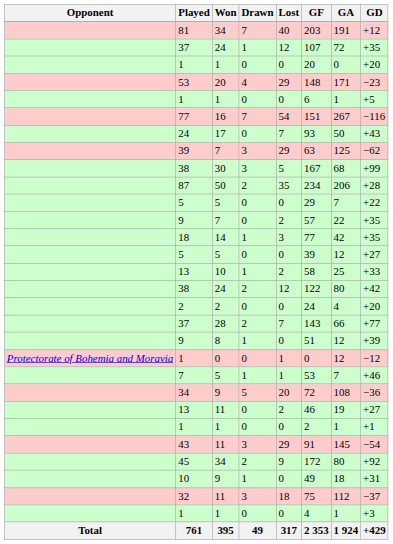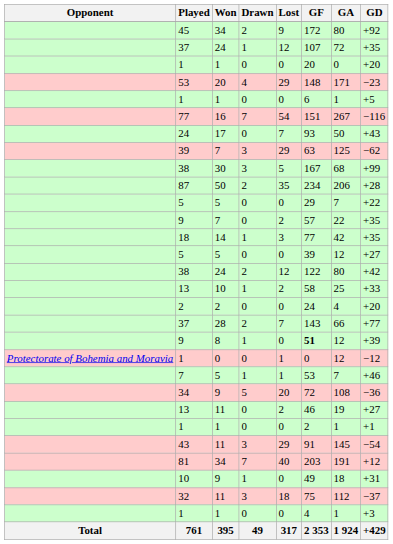rows swapped: (184, 461) <-> (184, 30)
rows swapped: (184, 271) <-> (184, 289)
(310, 340) normal -> (310, 340) bold
